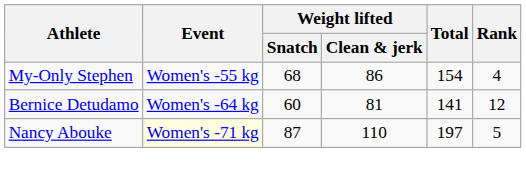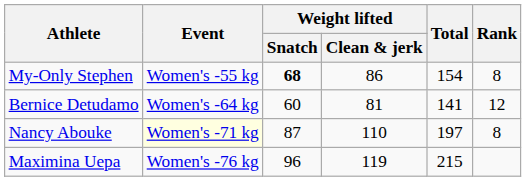(292, 76) normal -> (292, 76) bold
(497, 76) 4 -> (497, 76) 8
(497, 133) 5 -> (497, 133) 8
+ row: (65, 161)
